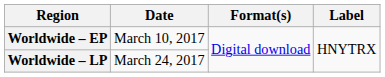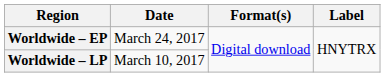(159, 38) March 10, 2017 -> (159, 38) March 24, 2017
(159, 60) March 24, 2017 -> (159, 60) March 10, 2017
